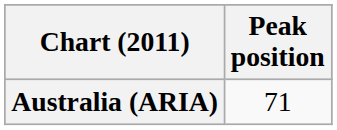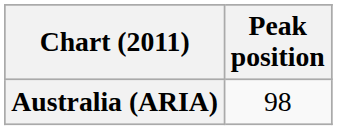(278, 101) 71 -> (278, 101) 98
